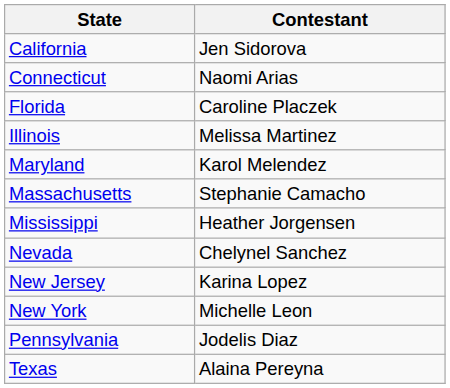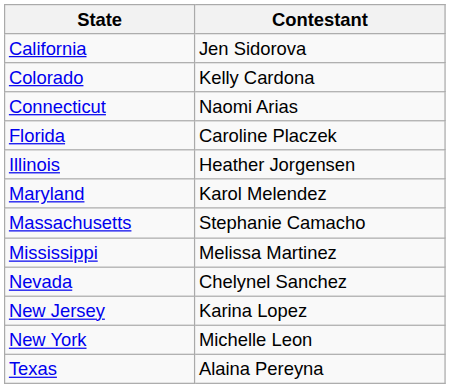+ row: (46, 78)
(268, 136) Melissa Martinez -> (277, 165) Heather Jorgensen
(277, 223) Heather Jorgensen -> (268, 252) Melissa Martinez
- row: (64, 340)
